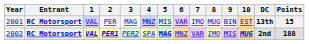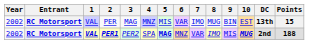(15, 22) 2001 -> (15, 22) 2002
